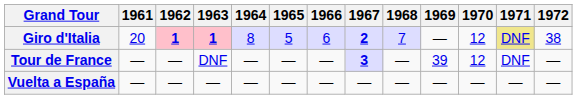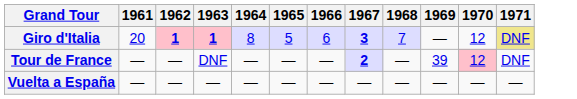- column: (553, 15)
(364, 37) 2 -> (364, 37) 3
(364, 60) 3 -> (364, 60) 2
(478, 60) no background -> (478, 60) pink background
